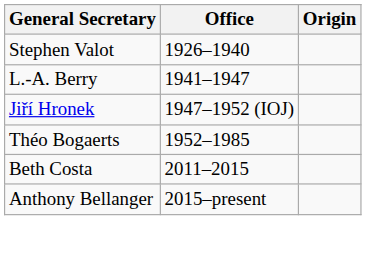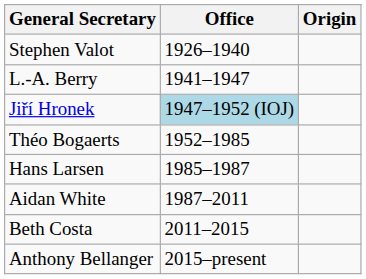(229, 109) no background -> (229, 109) lightblue background
+ row: (56, 169)
+ row: (57, 199)
